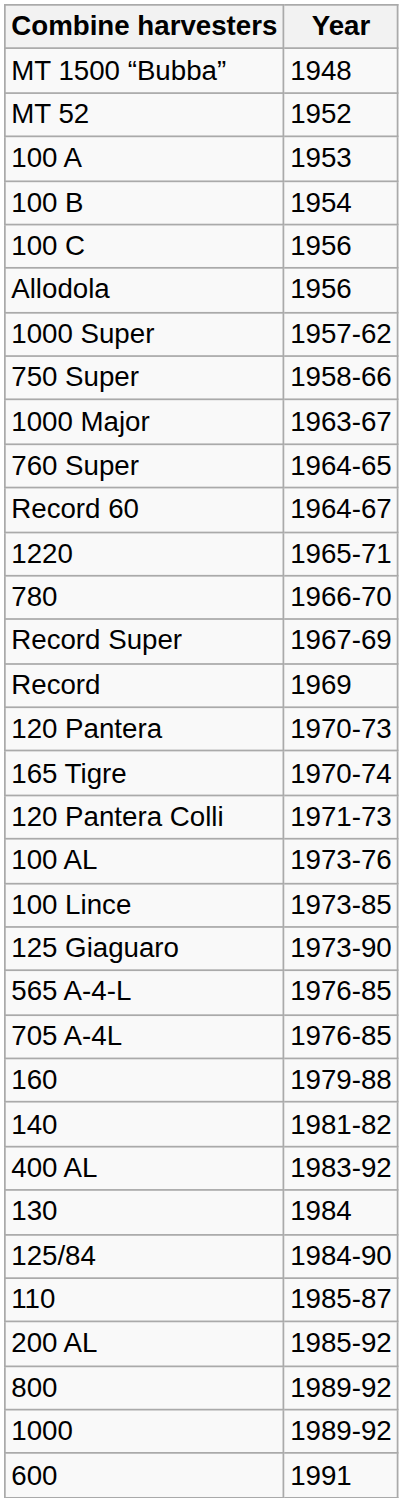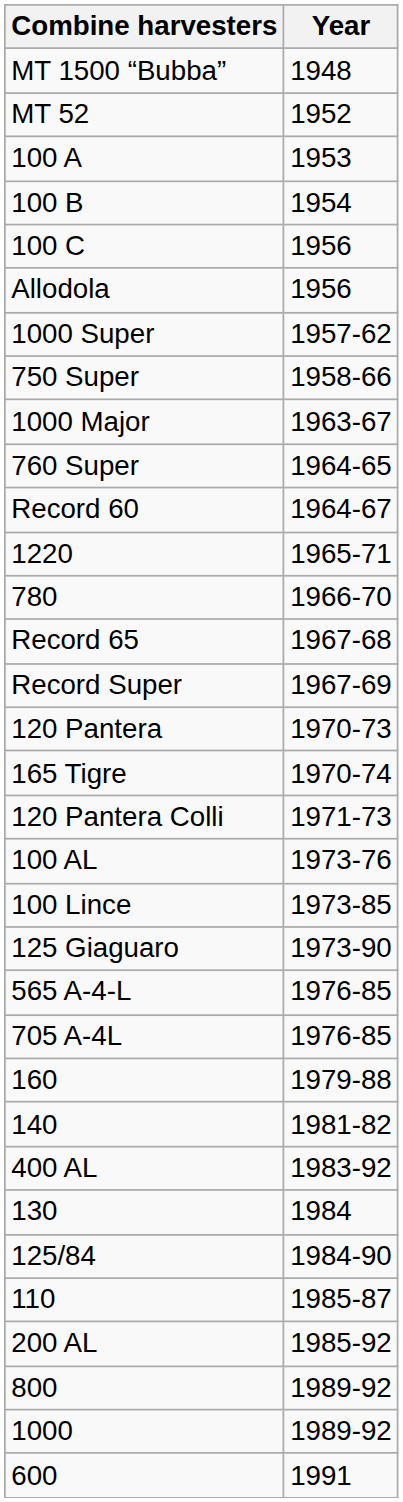+ row: (75, 641)
- row: (56, 684)
